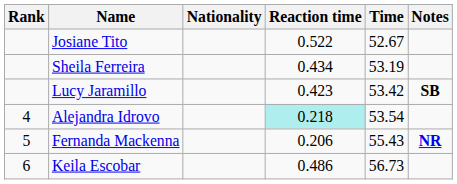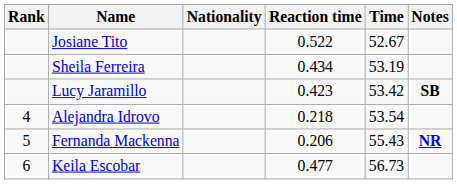(315, 116) paleturquoise background -> (315, 116) no background
(315, 166) 0.486 -> (315, 166) 0.477
